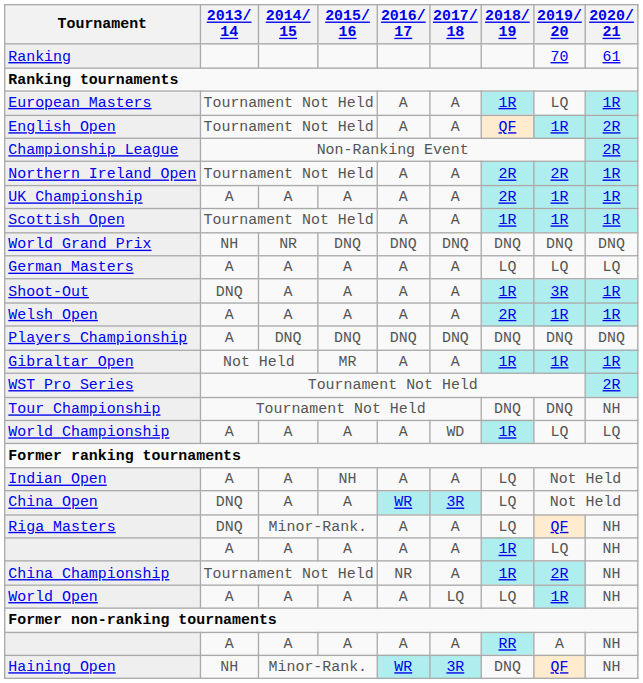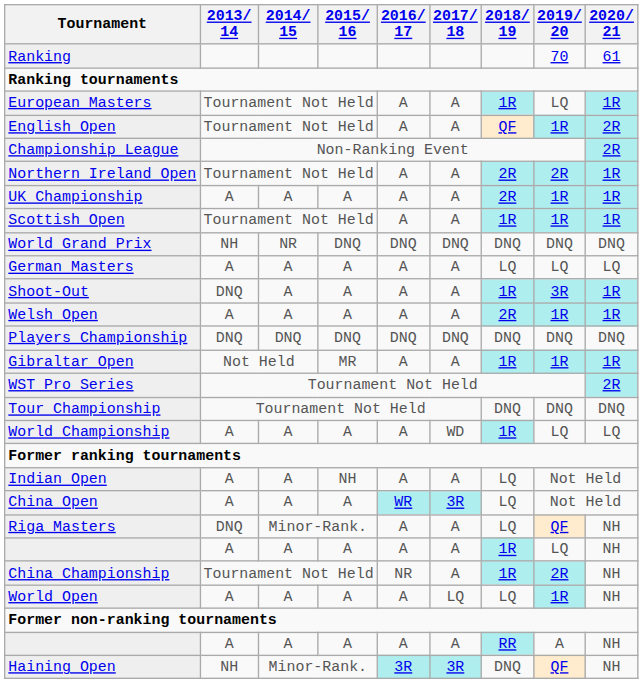(229, 338) A -> (229, 338) DNQ
(612, 409) NH -> (612, 409) DNQ
(229, 503) DNQ -> (229, 503) A
(403, 667) WR -> (403, 667) 3R
